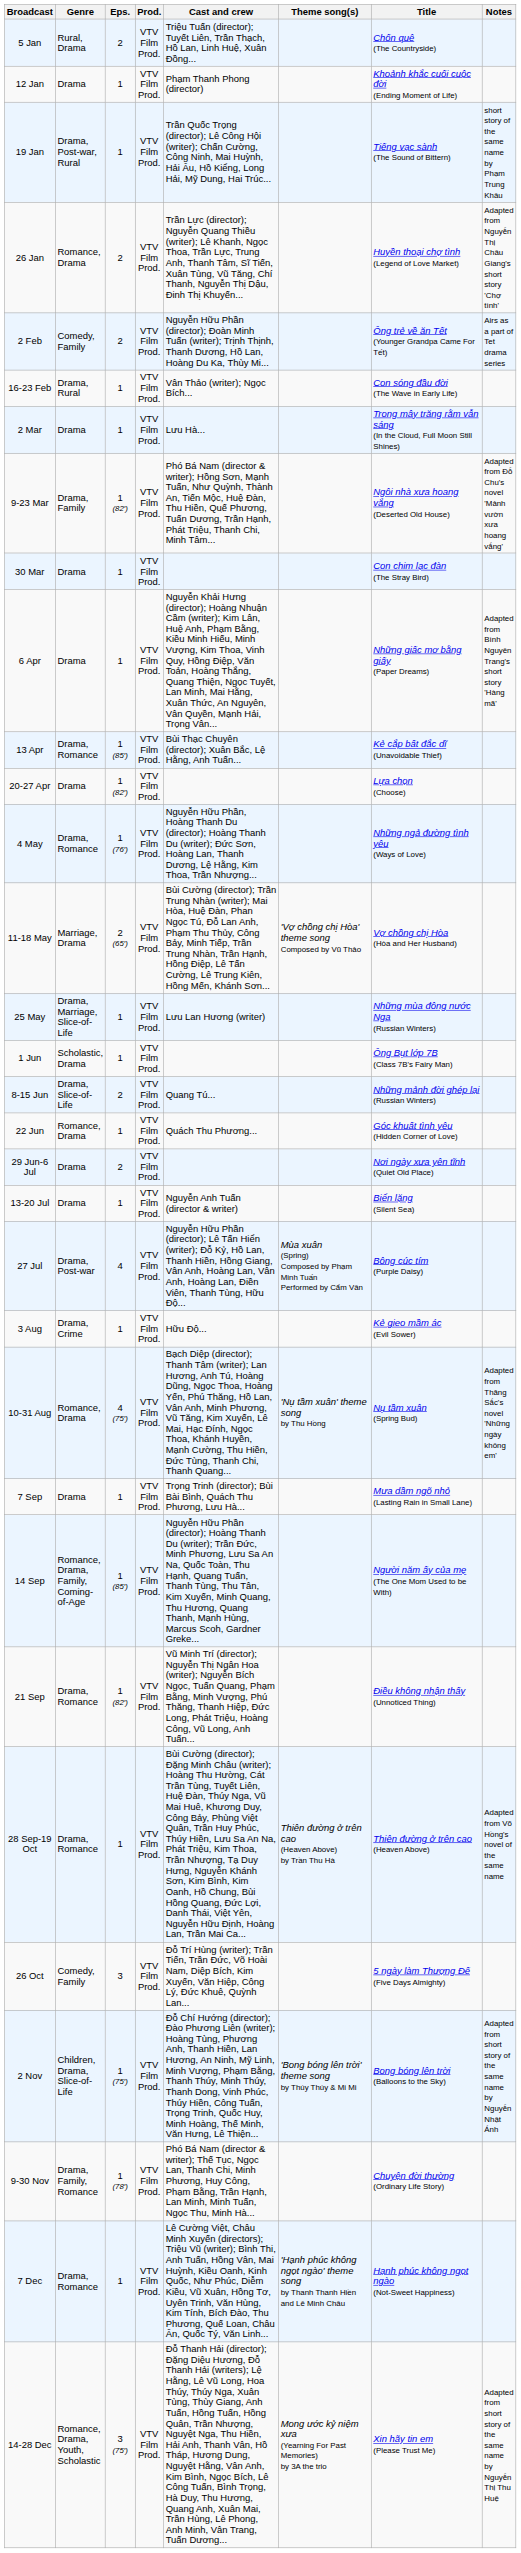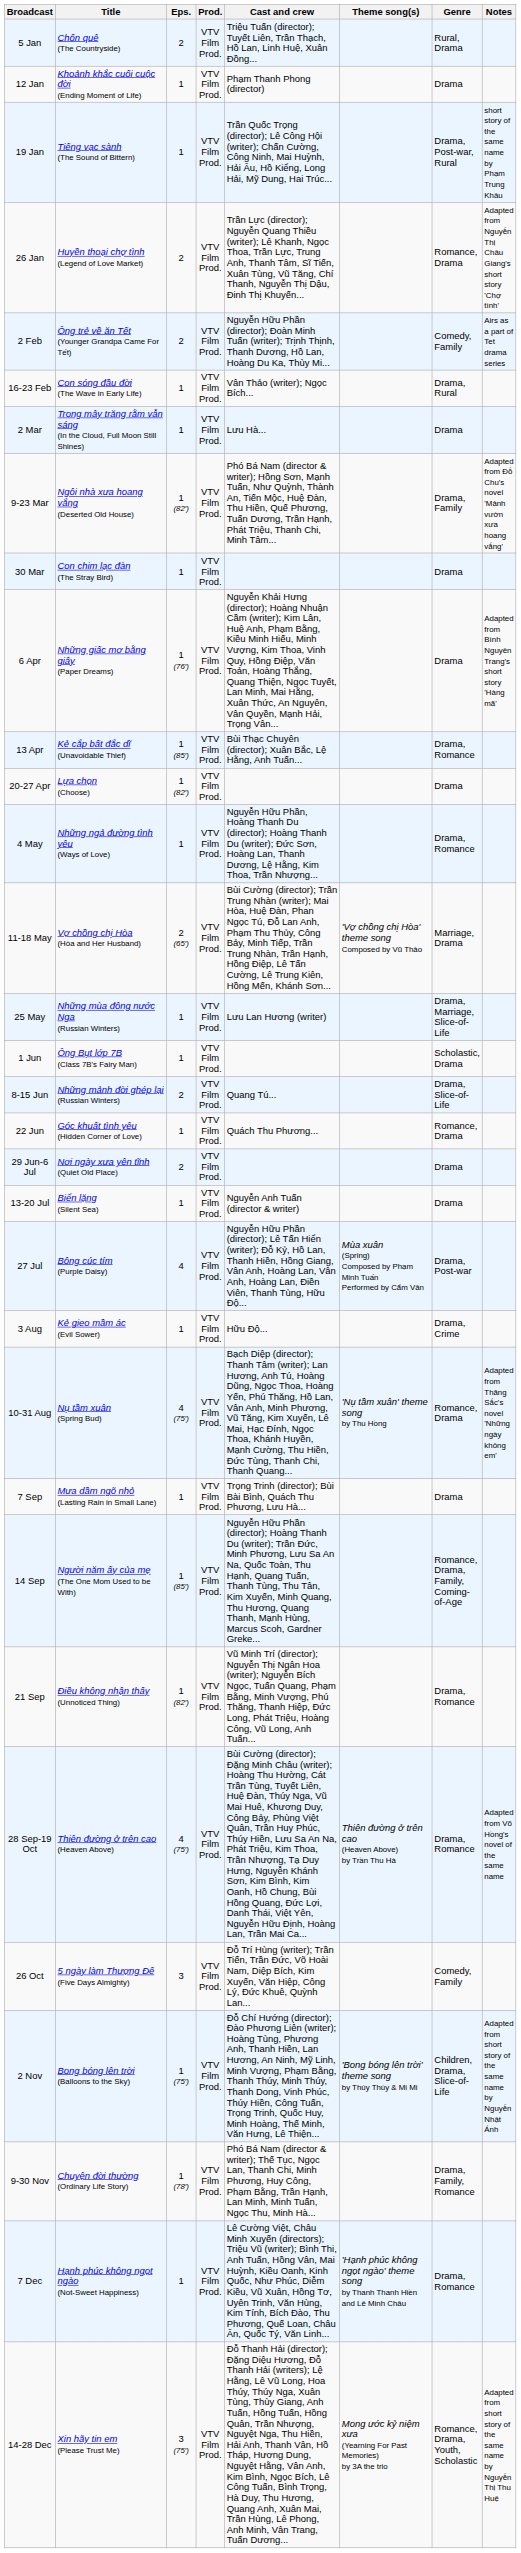columns swapped: (427, 11) <-> (80, 11)
(120, 660) 1 -> (181, 660) 1 (76′)
(120, 843) 1 (76′) -> (181, 843) 1
(120, 1844) 1 -> (181, 1844) 4 (75′)
